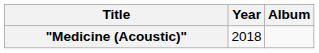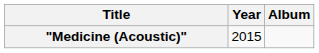(247, 36) 2018 -> (247, 36) 2015
